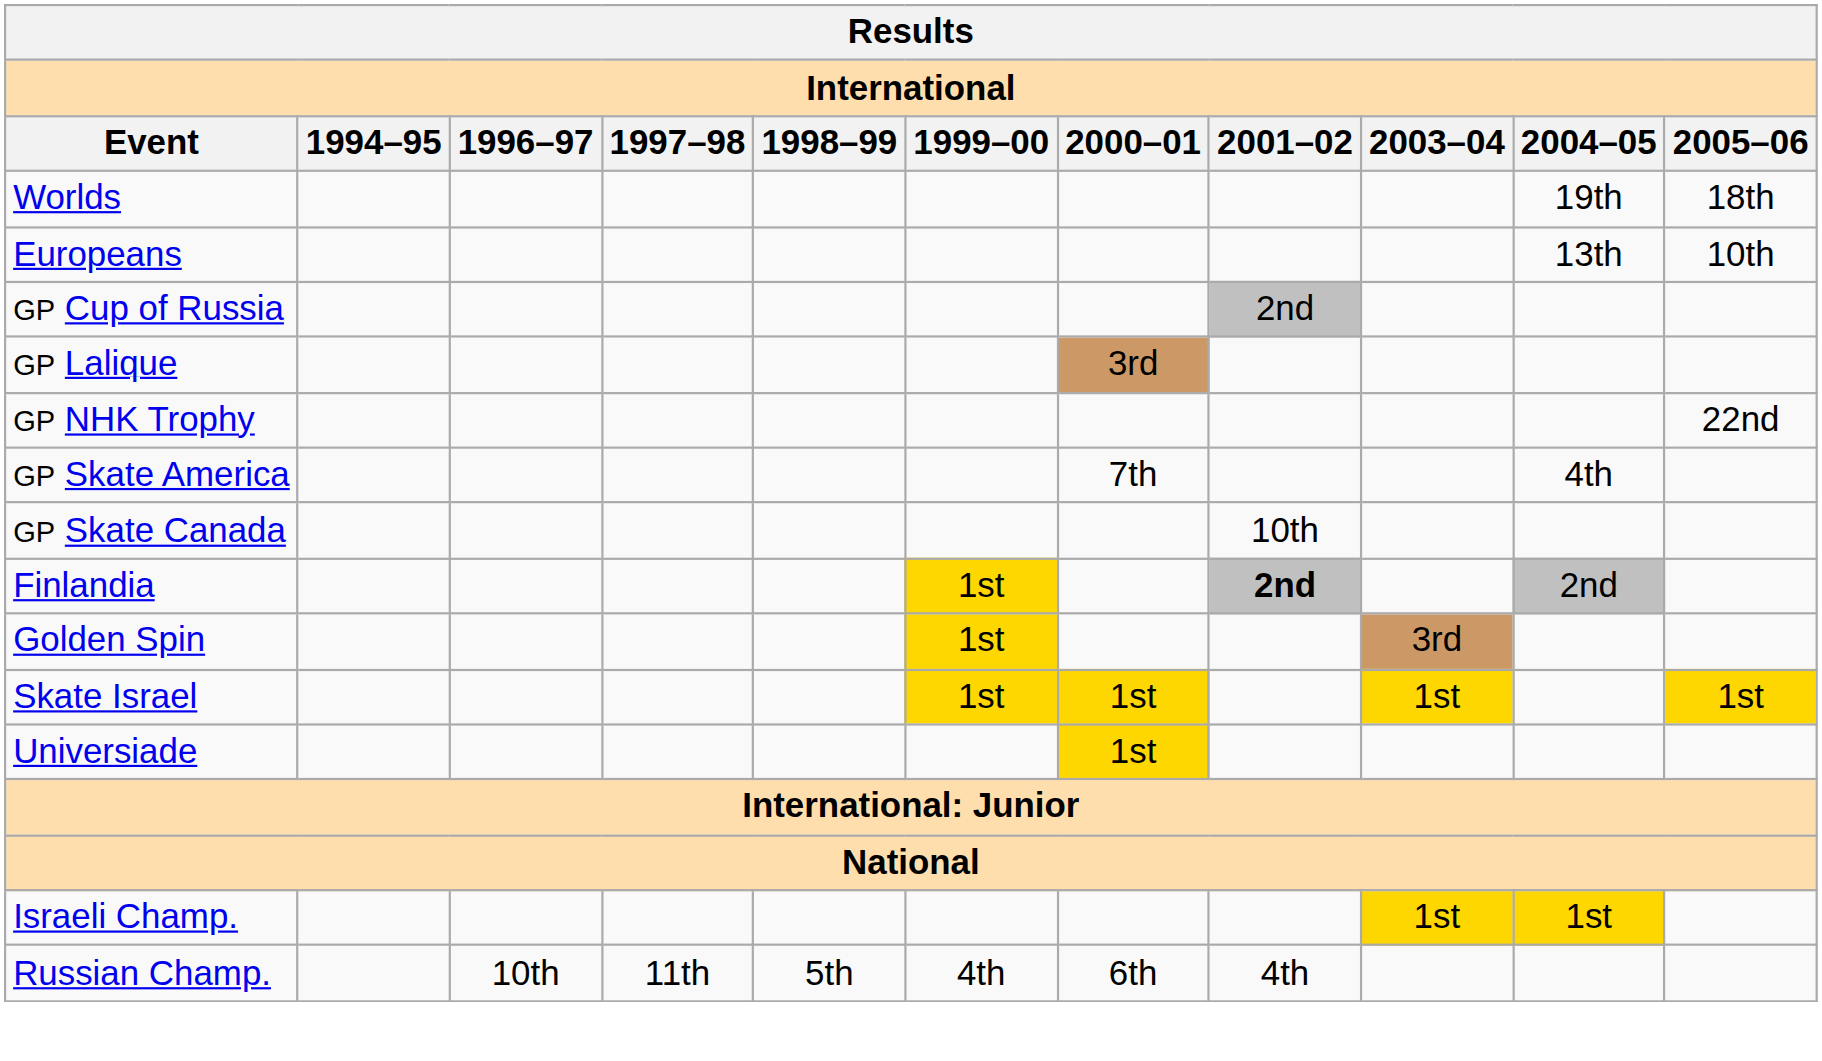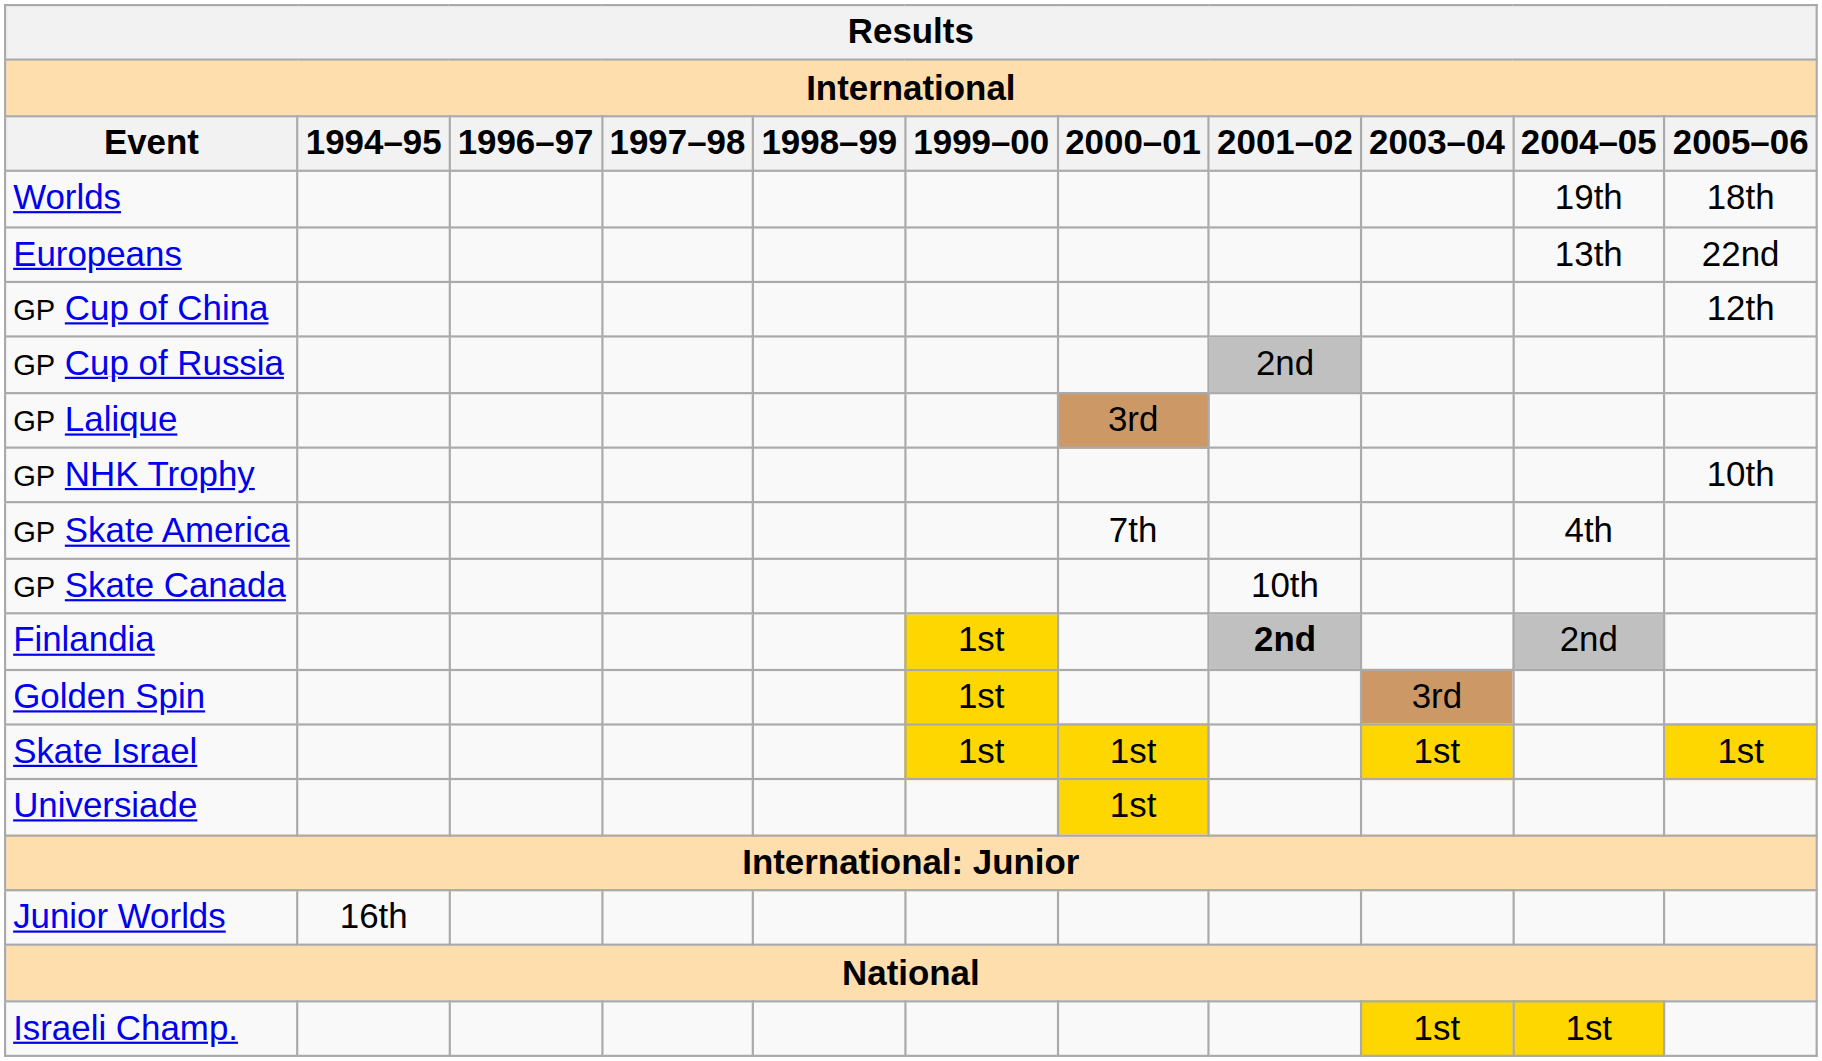(1741, 253) 10th -> (1741, 253) 22nd
+ row: (141, 308)
(1741, 419) 22nd -> (1741, 474) 10th
+ row: (119, 917)
- row: (142, 972)
